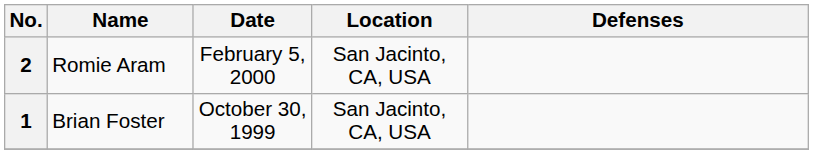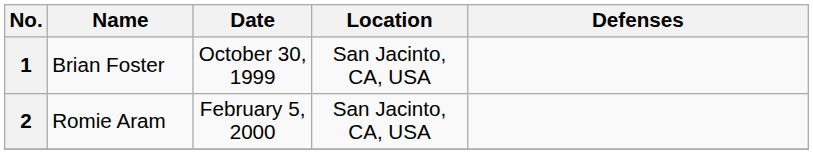rows swapped: (26, 121) <-> (26, 65)
